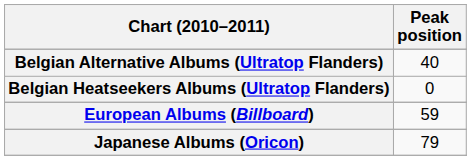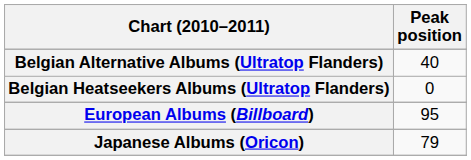(430, 115) 59 -> (430, 115) 95
